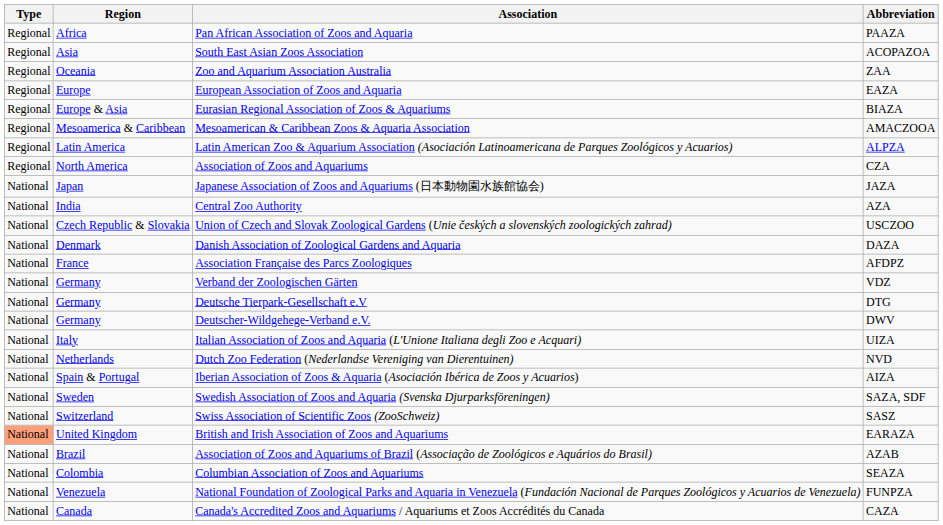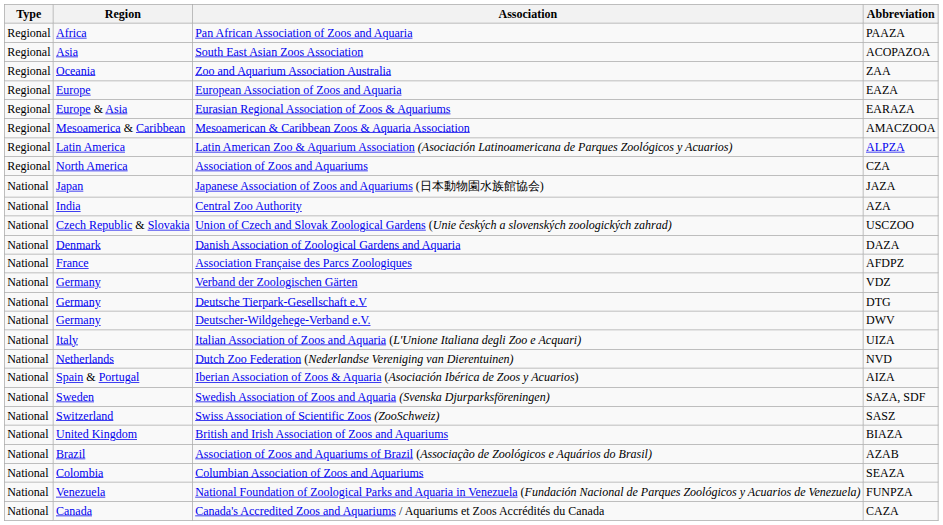(884, 109) BIAZA -> (890, 109) EARAZA
(28, 434) lightsalmon background -> (28, 434) no background
(890, 434) EARAZA -> (884, 434) BIAZA
